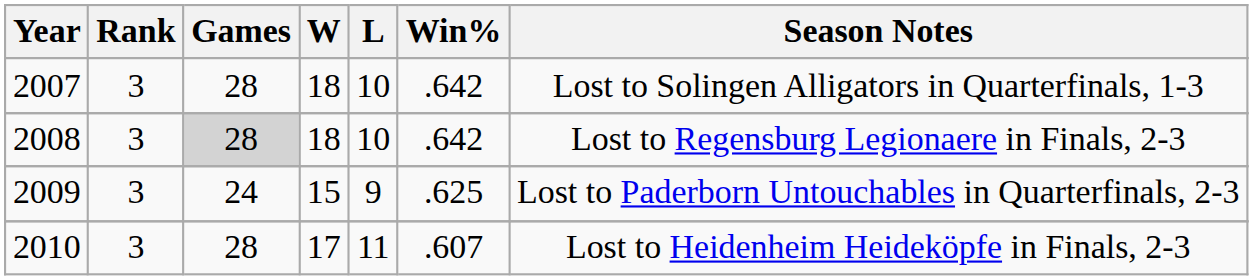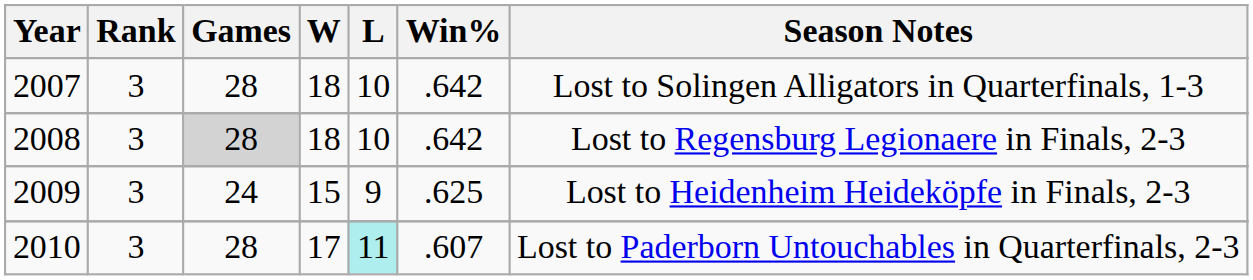(878, 192) Lost to Paderborn Untouchables in Quarterfinals, 2-3 -> (878, 192) Lost to Heidenheim Heideköpfe in Finals, 2-3
(373, 246) no background -> (373, 246) paleturquoise background
(878, 246) Lost to Heidenheim Heideköpfe in Finals, 2-3 -> (878, 246) Lost to Paderborn Untouchables in Quarterfinals, 2-3
